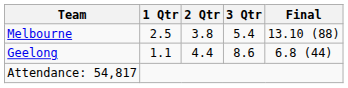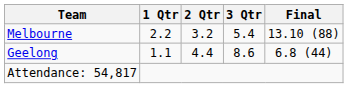(161, 34) 2.5 -> (161, 34) 2.2
(202, 34) 3.8 -> (202, 34) 3.2
